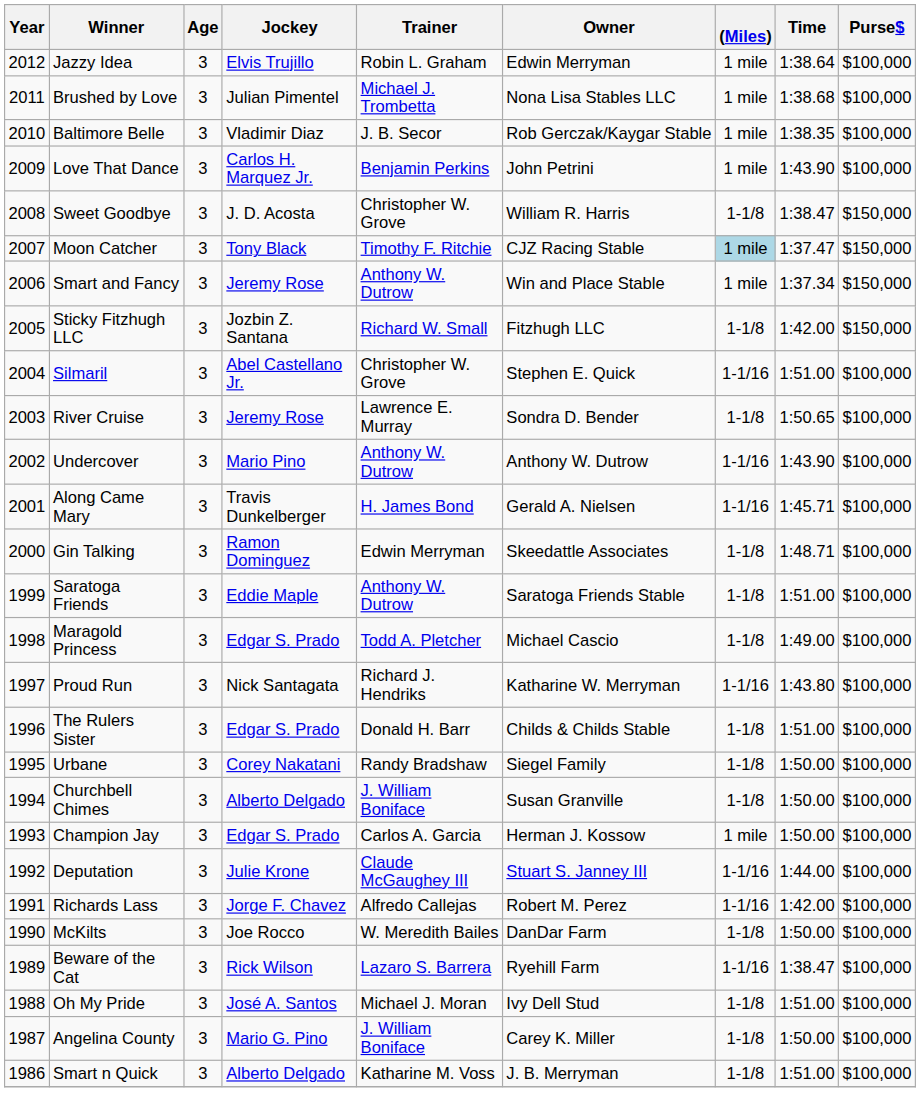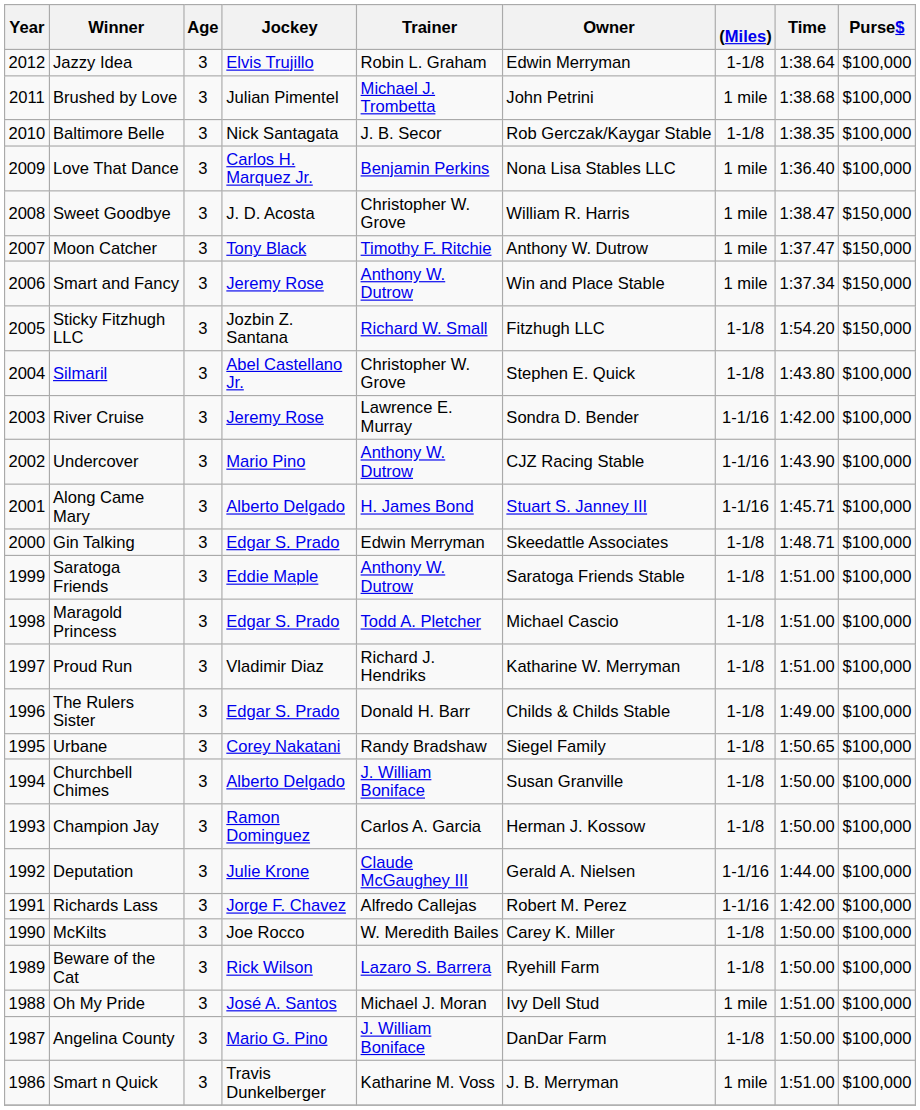(745, 63) 1 mile -> (745, 63) 1-1/8
(591, 98) Nona Lisa Stables LLC -> (550, 98) John Petrini
(275, 133) Vladimir Diaz -> (282, 133) Nick Santagata
(745, 133) 1 mile -> (745, 133) 1-1/8
(550, 169) John Petrini -> (591, 169) Nona Lisa Stables LLC
(807, 169) 1:43.90 -> (807, 169) 1:36.40
(745, 213) 1-1/8 -> (745, 213) 1 mile
(575, 249) CJZ Racing Stable -> (577, 249) Anthony W. Dutrow
(745, 249) lightblue background -> (745, 249) no background
(807, 329) 1:42.00 -> (807, 329) 1:54.20
(745, 373) 1-1/16 -> (745, 373) 1-1/8
(807, 373) 1:51.00 -> (807, 373) 1:43.80
(745, 418) 1-1/8 -> (745, 418) 1-1/16
(807, 418) 1:50.65 -> (807, 418) 1:42.00
(577, 462) Anthony W. Dutrow -> (575, 462) CJZ Racing Stable
(276, 507) Travis Dunkelberger -> (286, 507) Alberto Delgado
(571, 507) Gerald A. Nielsen -> (577, 507) Stuart S. Janney III
(268, 551) Ramon Dominguez -> (283, 542) Edgar S. Prado
(807, 640) 1:49.00 -> (807, 622) 1:51.00
(282, 685) Nick Santagata -> (275, 667) Vladimir Diaz
(745, 685) 1-1/16 -> (745, 667) 1-1/8
(807, 685) 1:43.80 -> (807, 667) 1:51.00
(807, 730) 1:51.00 -> (807, 711) 1:49.00
(807, 765) 1:50.00 -> (807, 747) 1:50.65
(283, 836) Edgar S. Prado -> (268, 826) Ramon Dominguez
(745, 836) 1 mile -> (745, 826) 1-1/8
(577, 871) Stuart S. Janney III -> (571, 871) Gerald A. Nielsen
(556, 933) DanDar Farm -> (561, 933) Carey K. Miller
(745, 968) 1-1/16 -> (745, 968) 1-1/8
(807, 968) 1:38.47 -> (807, 968) 1:50.00
(745, 1003) 1-1/8 -> (745, 1003) 1 mile
(561, 1039) Carey K. Miller -> (556, 1039) DanDar Farm
(286, 1074) Alberto Delgado -> (276, 1083) Travis Dunkelberger
(745, 1074) 1-1/8 -> (745, 1083) 1 mile
